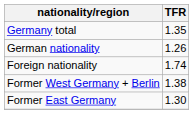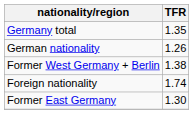rows swapped: (52, 65) <-> (83, 83)
